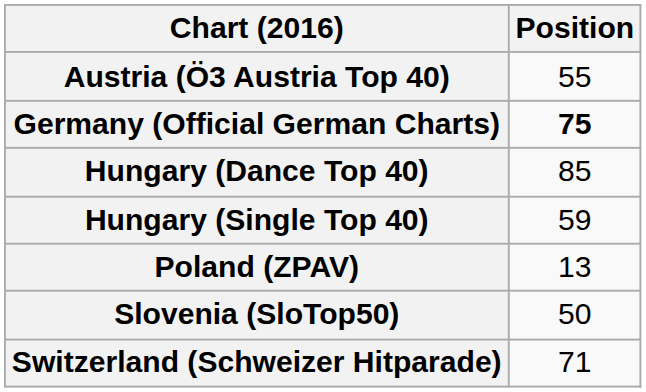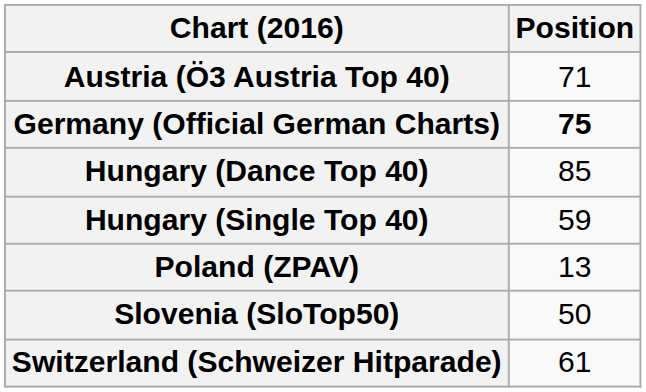(575, 76) 55 -> (575, 76) 71
(575, 362) 71 -> (575, 362) 61
